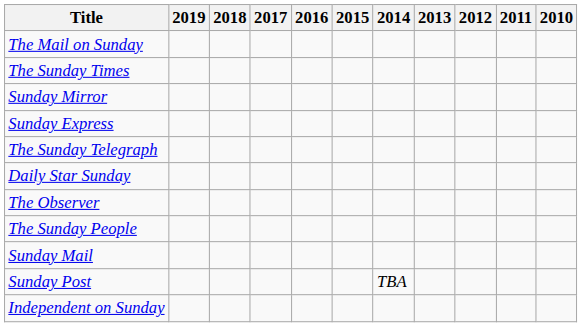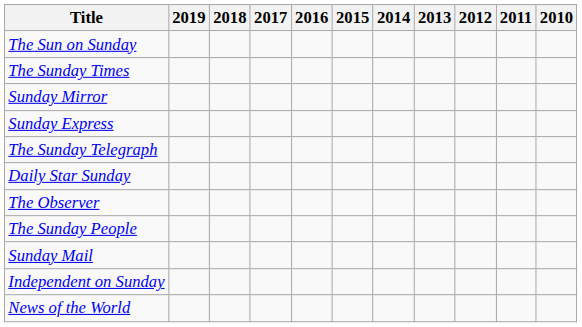+ row: (72, 44)
- row: (76, 44)
- row: (50, 281)
+ row: (69, 307)
